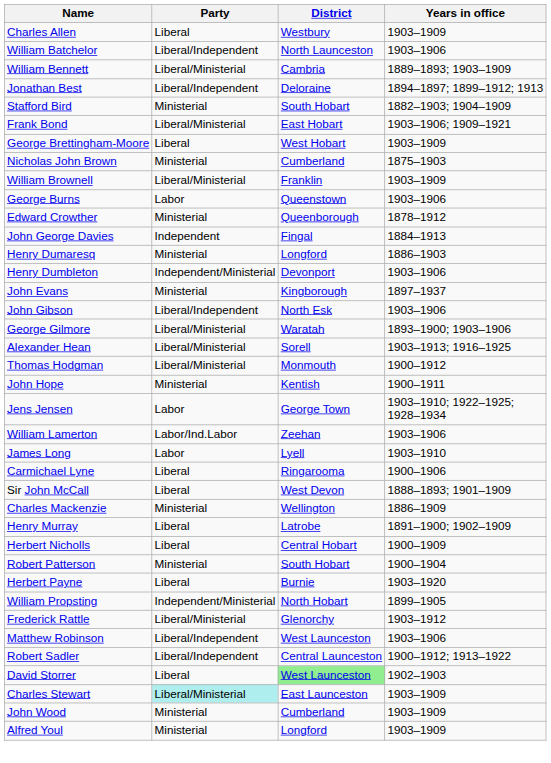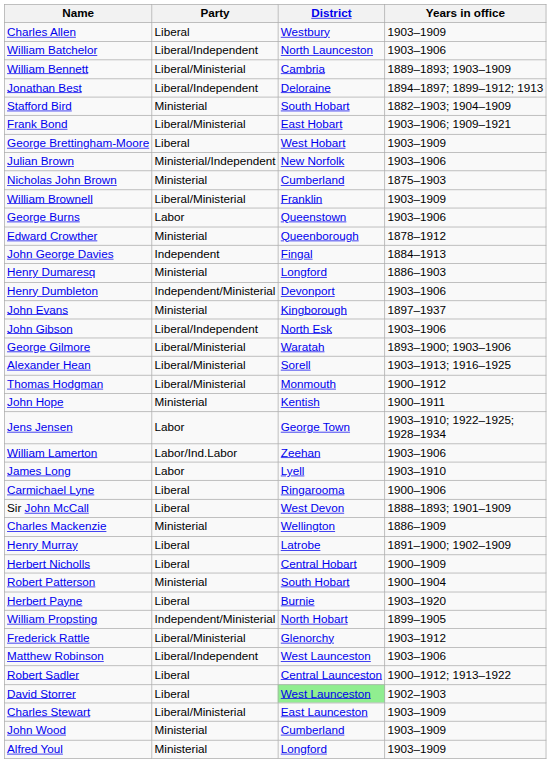+ row: (40, 161)
(206, 656) Liberal/Independent -> (172, 675) Liberal
(200, 693) paleturquoise background -> (200, 712) no background
